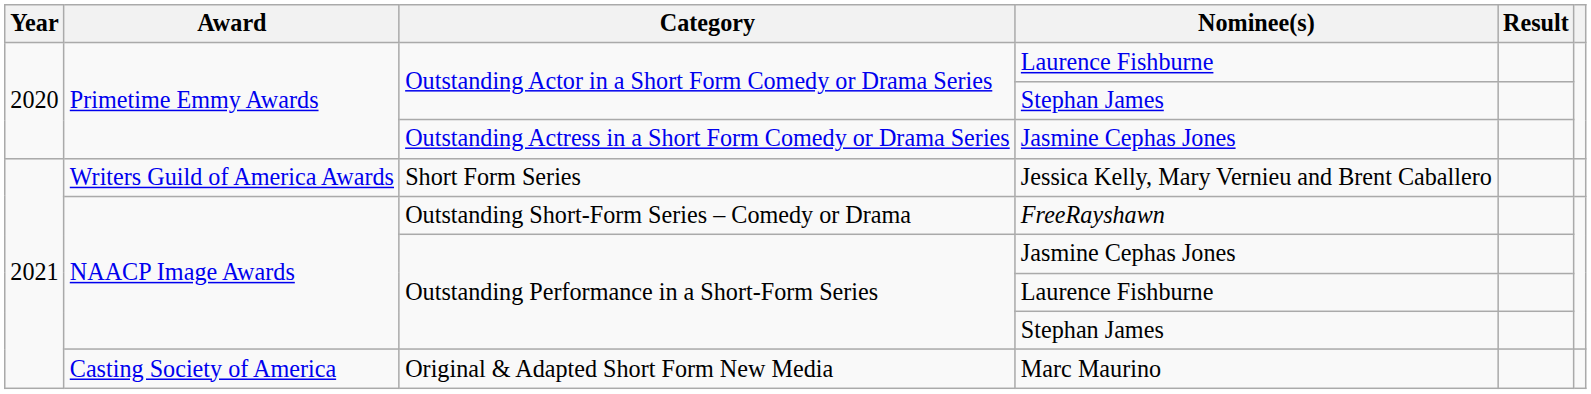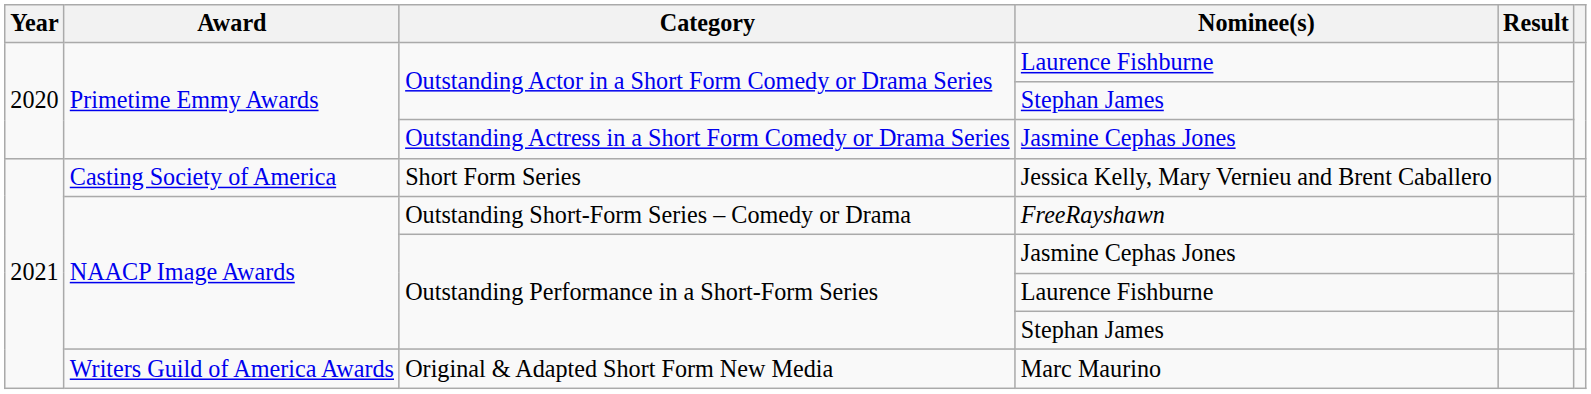(232, 176) Writers Guild of America Awards -> (203, 176) Casting Society of America
(203, 368) Casting Society of America -> (232, 368) Writers Guild of America Awards
